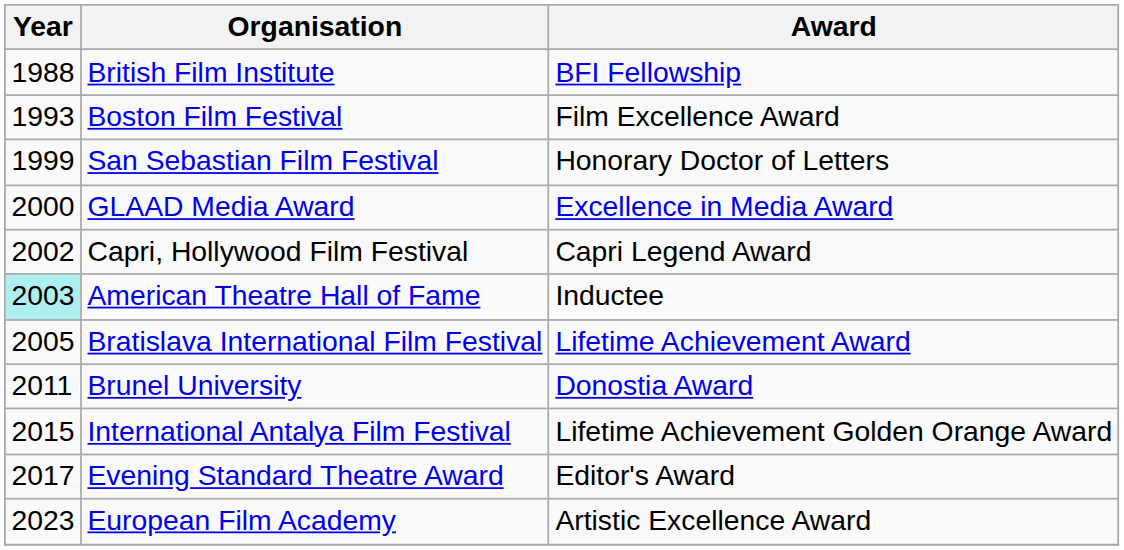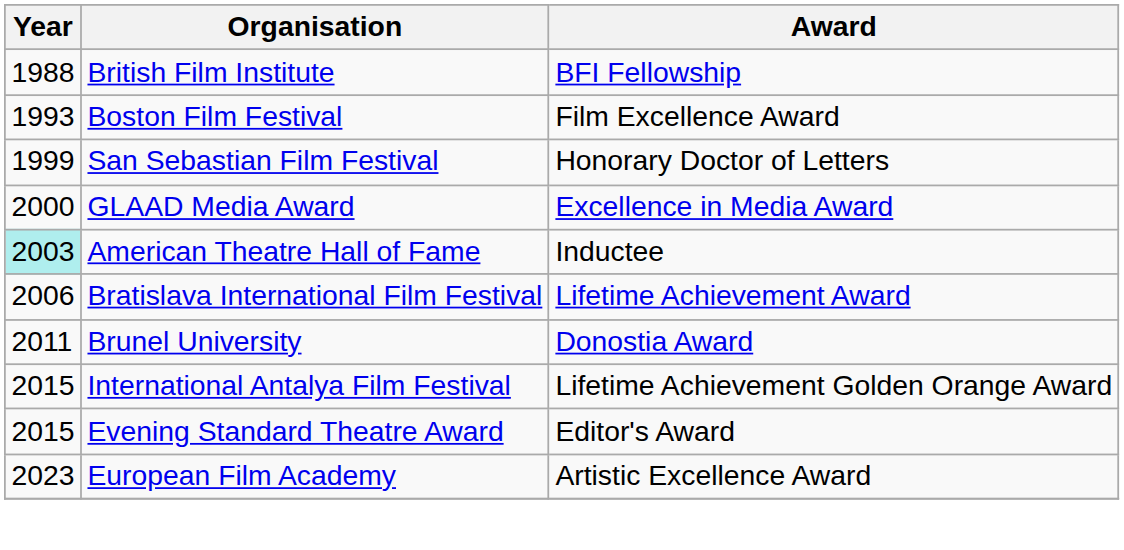- row: (278, 251)
(43, 341) 2005 -> (43, 296) 2006
(43, 476) 2017 -> (43, 431) 2015
